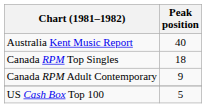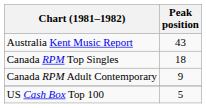(180, 42) 40 -> (180, 42) 43
